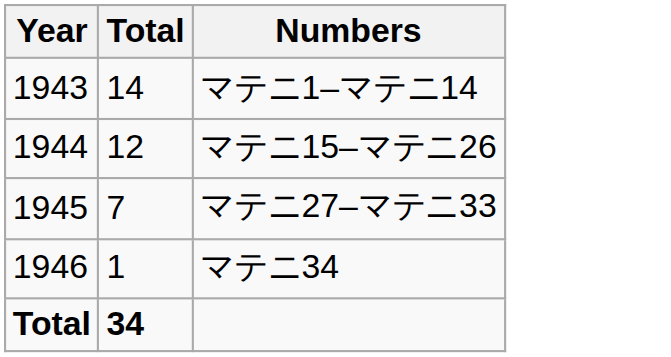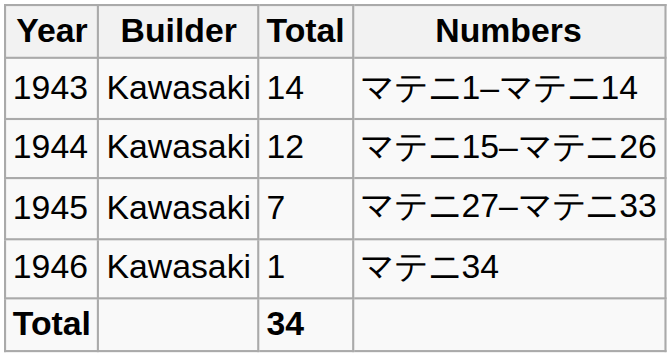+ column: (179, 31)
